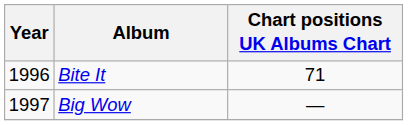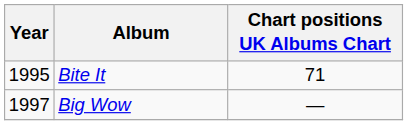(29, 75) 1996 -> (29, 75) 1995
